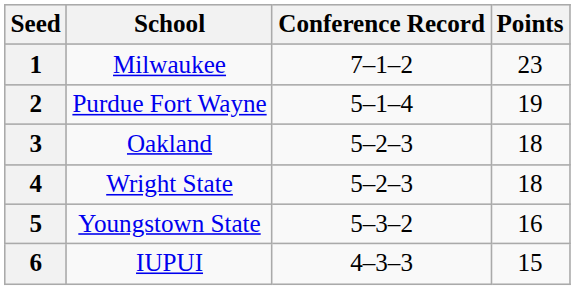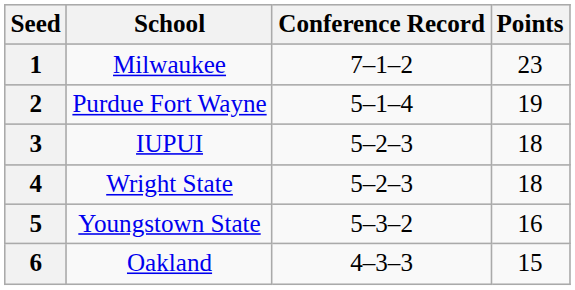(170, 143) Oakland -> (170, 143) IUPUI
(170, 263) IUPUI -> (170, 263) Oakland
